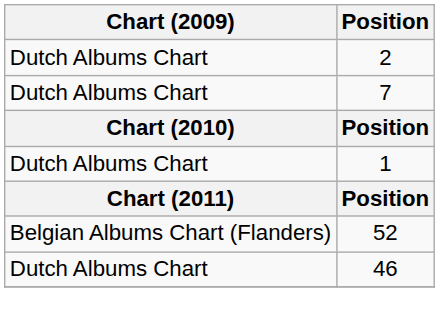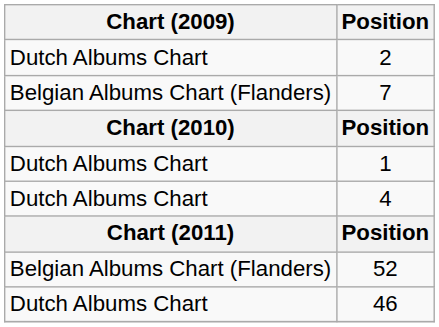(109, 92) Dutch Albums Chart -> (171, 92) Belgian Albums Chart (Flanders)
+ row: (385, 198)
